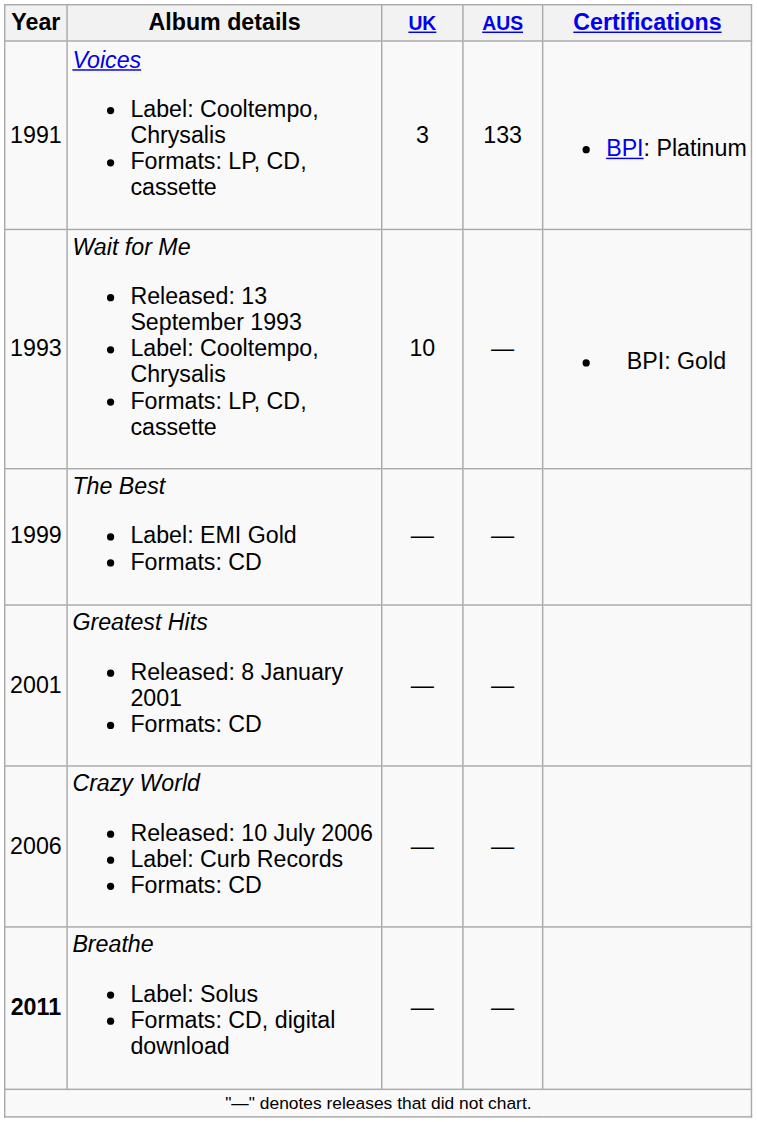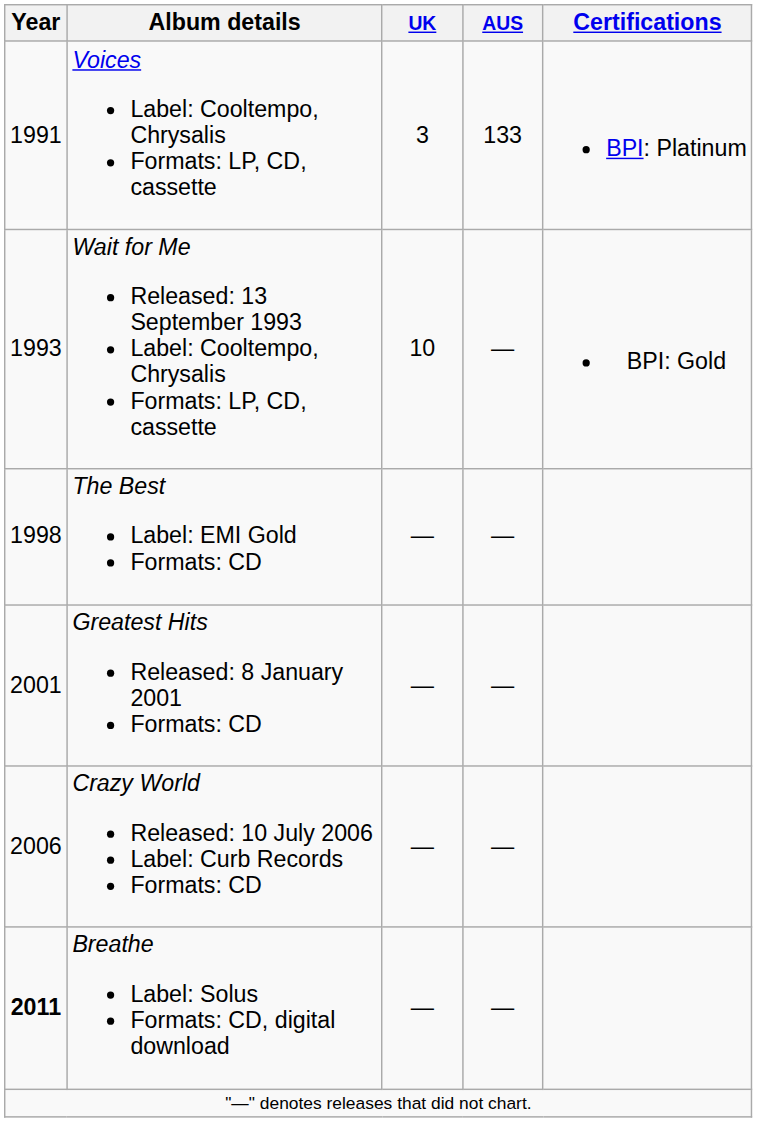(36, 536) 1999 -> (36, 536) 1998
